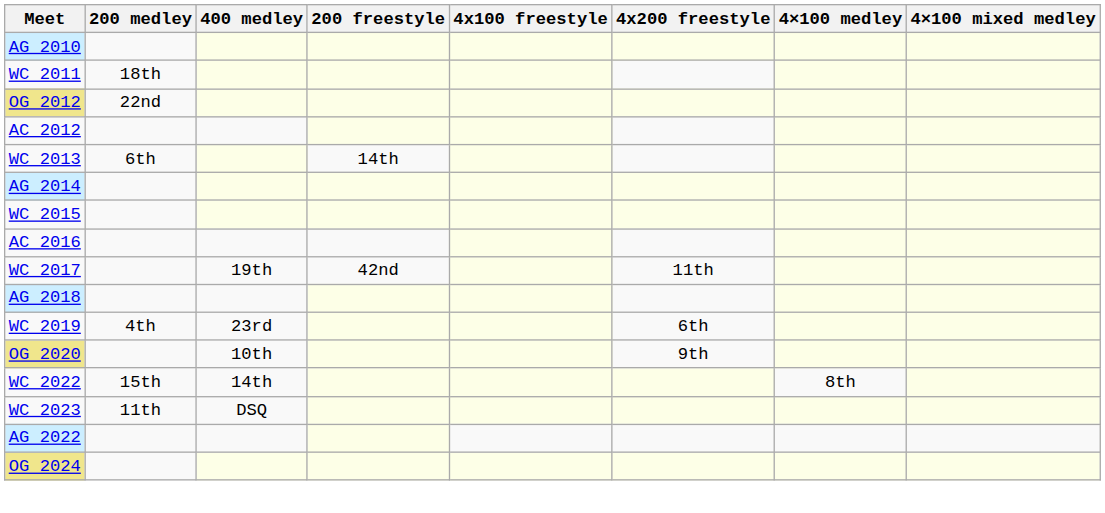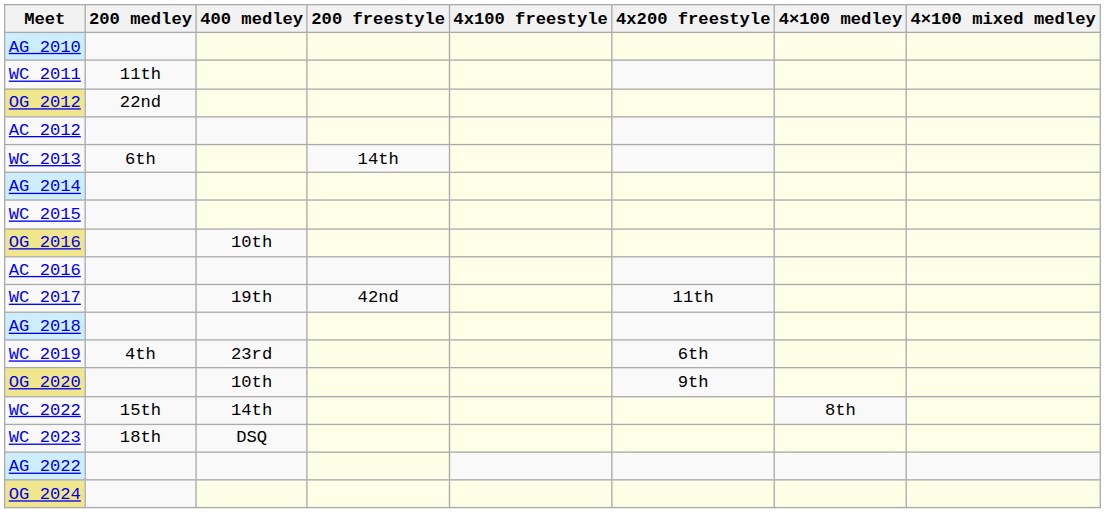(140, 75) 18th -> (140, 75) 11th
+ row: (45, 242)
(140, 410) 11th -> (140, 438) 18th
